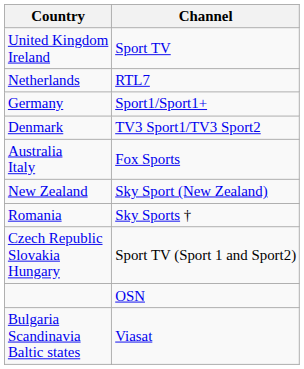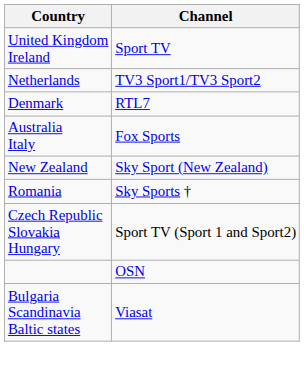(133, 80) RTL7 -> (188, 80) TV3 Sport1/TV3 Sport2
- row: (36, 103)
(188, 127) TV3 Sport1/TV3 Sport2 -> (133, 103) RTL7
